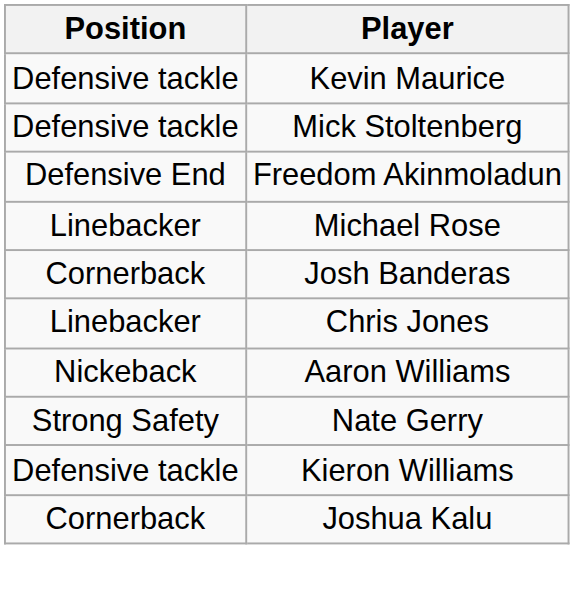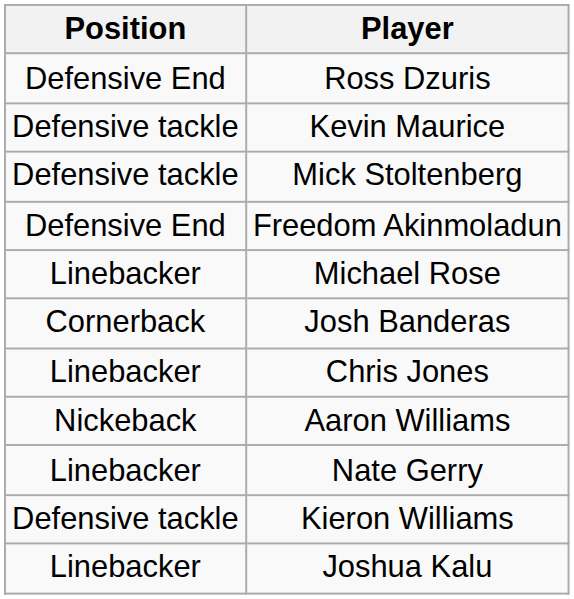+ row: (407, 77)
(125, 420) Strong Safety -> (125, 469) Linebacker
(125, 518) Cornerback -> (125, 567) Linebacker
